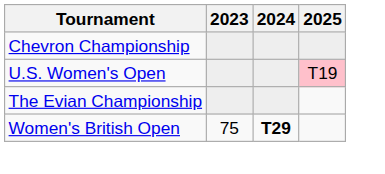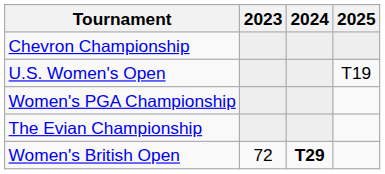(323, 73) pink background -> (356, 73) no background
+ row: (122, 101)
(229, 128) 75 -> (263, 156) 72
